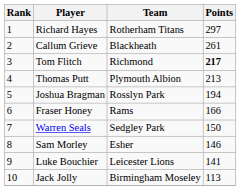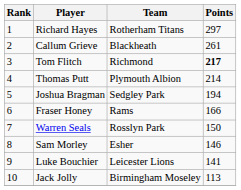(213, 78) 213 -> (213, 78) 214
(137, 95) Rosslyn Park -> (137, 95) Sedgley Park
(137, 128) Sedgley Park -> (137, 128) Rosslyn Park
